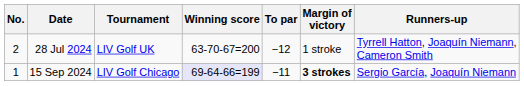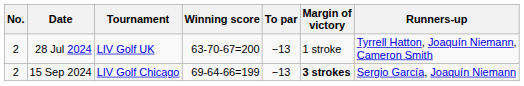(281, 49) −12 -> (281, 49) −13
(16, 72) 1 -> (16, 72) 2
(226, 72) lavender background -> (226, 72) no background
(281, 72) −11 -> (281, 72) −13
